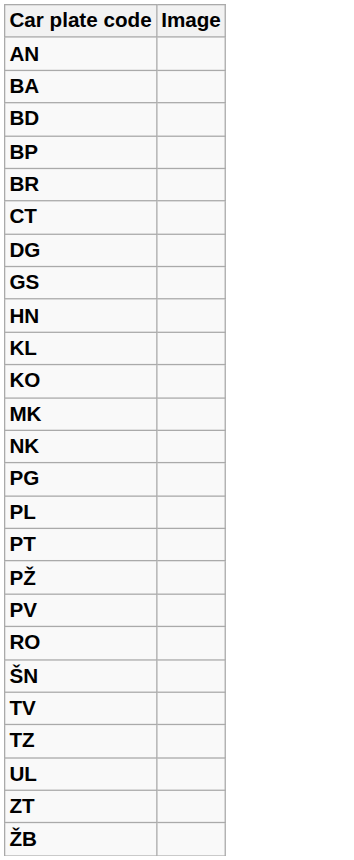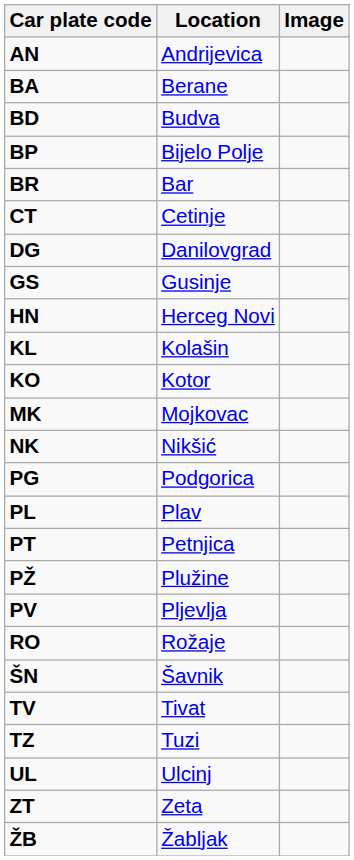+ column: (218, 20)
